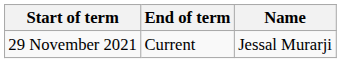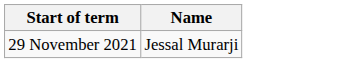- column: (187, 17)
